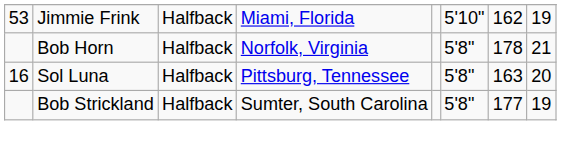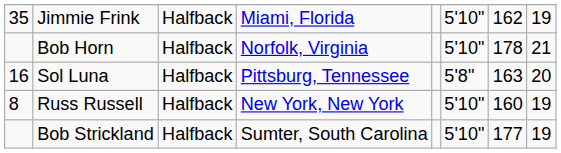(19, 18) 53 -> (19, 18) 35
(459, 47) 5'8" -> (464, 47) 5'10"
+ row: (90, 104)
(459, 104) 5'8" -> (464, 133) 5'10"
